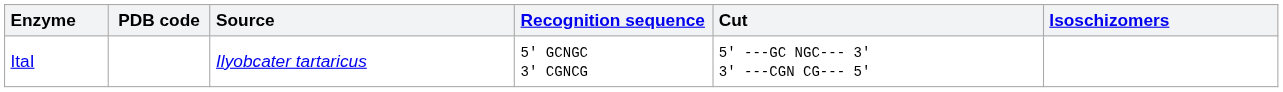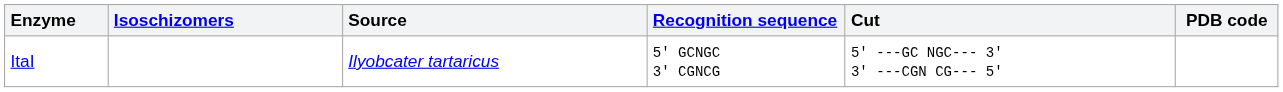columns swapped: (159, 20) <-> (1109, 20)
